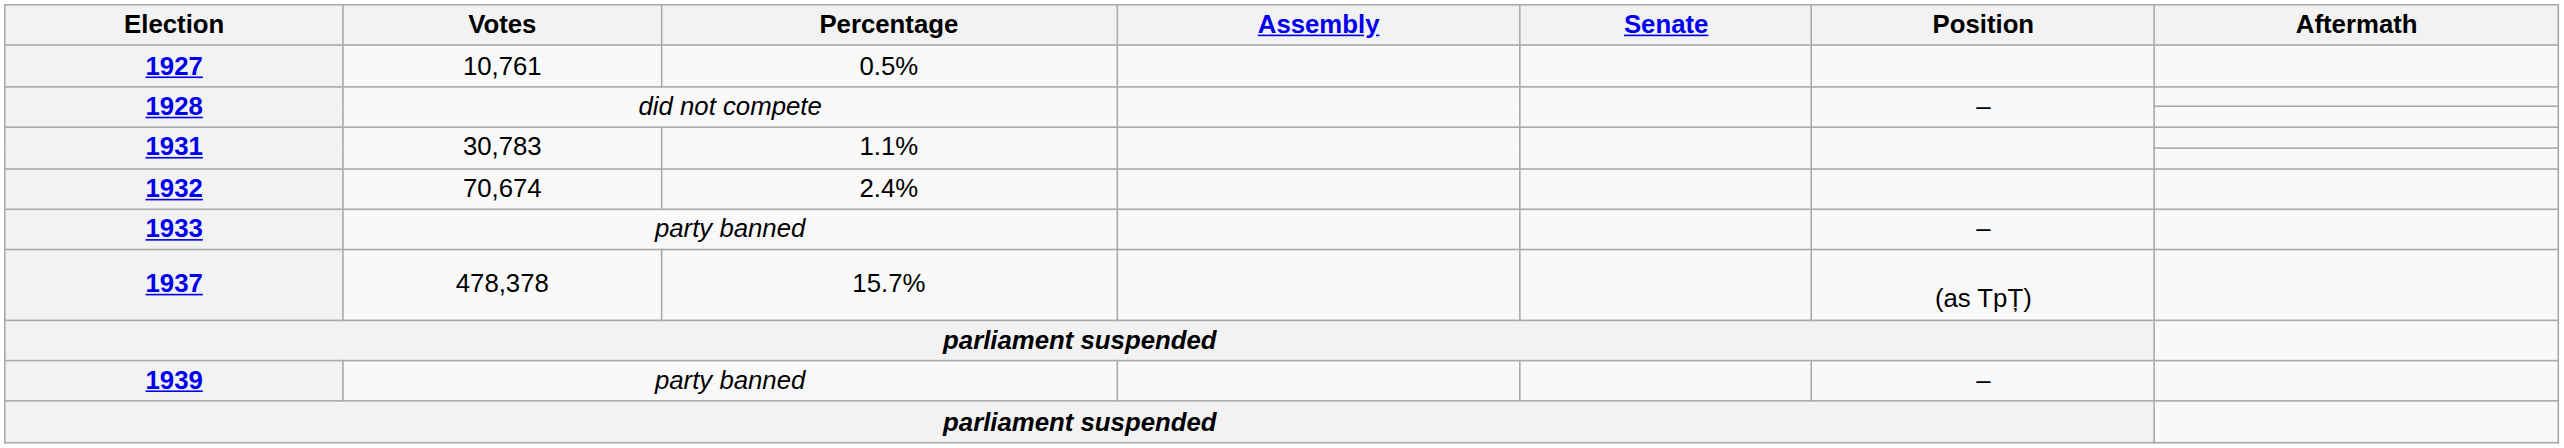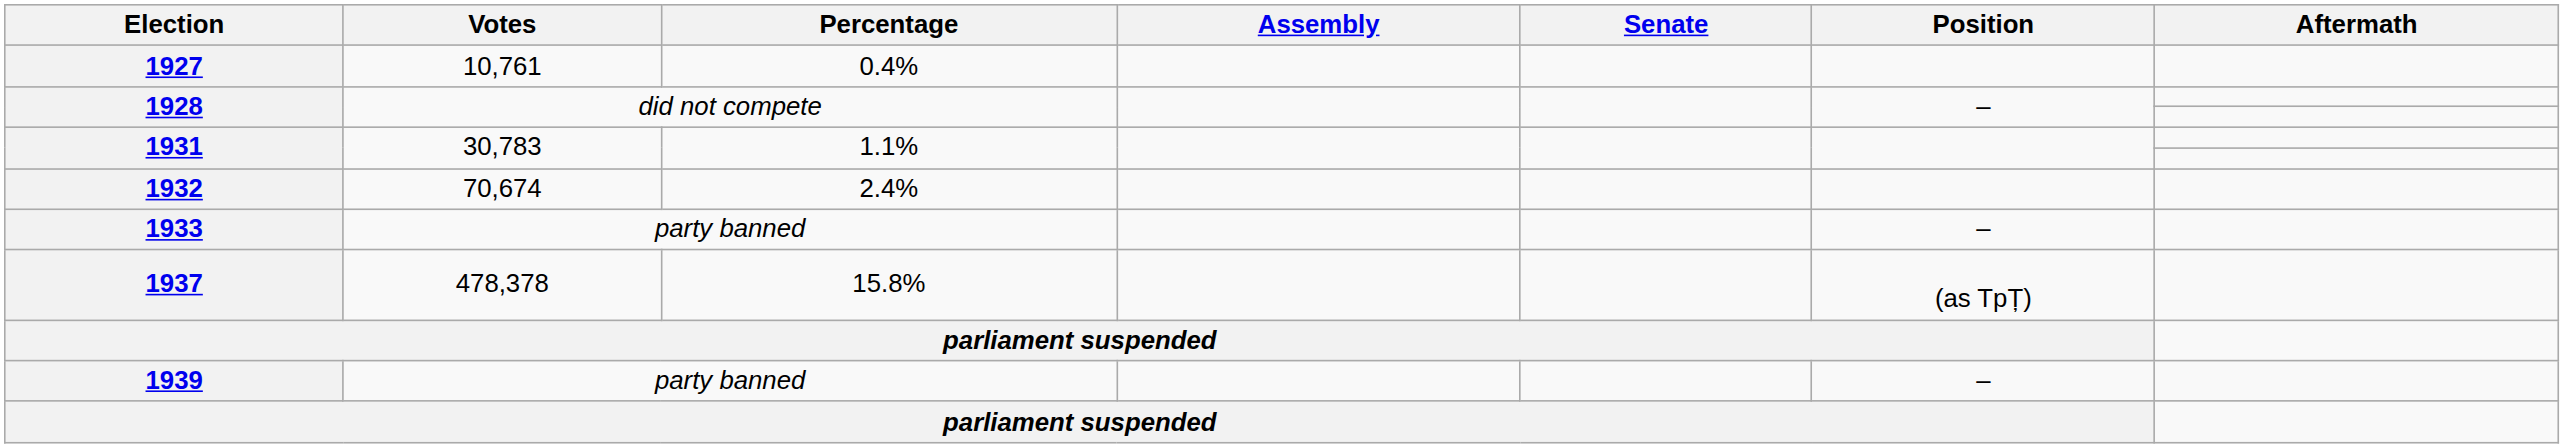(889, 65) 0.5% -> (889, 65) 0.4%
(889, 284) 15.7% -> (889, 284) 15.8%
